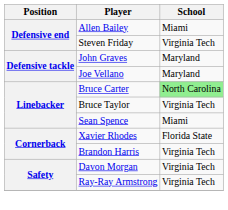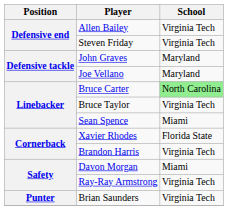(175, 27) Miami -> (188, 27) Virginia Tech
(188, 167) Virginia Tech -> (175, 167) Miami
+ row: (108, 197)
